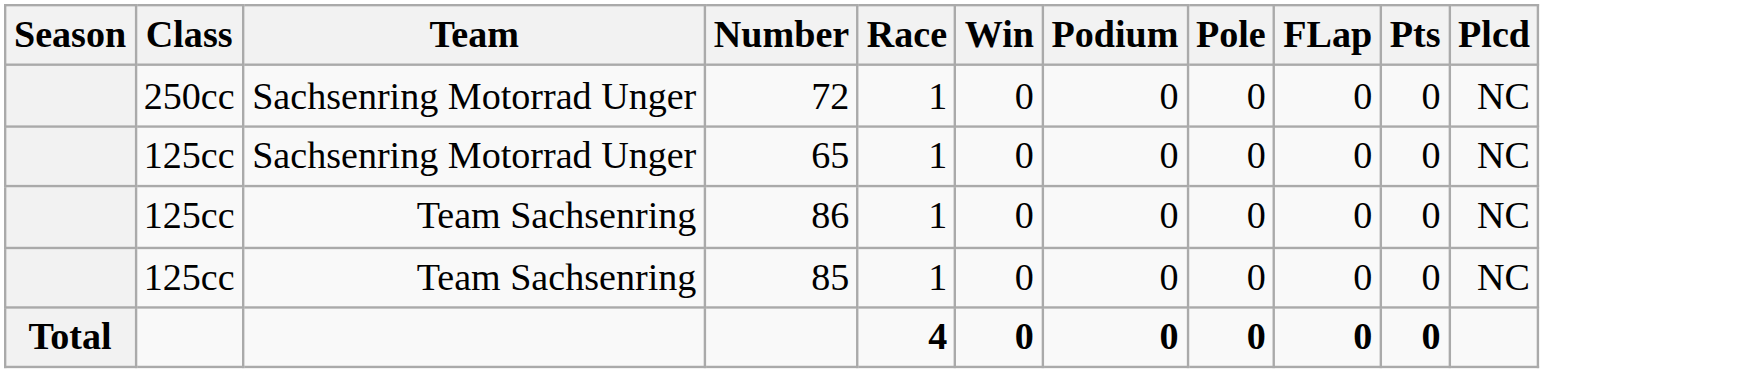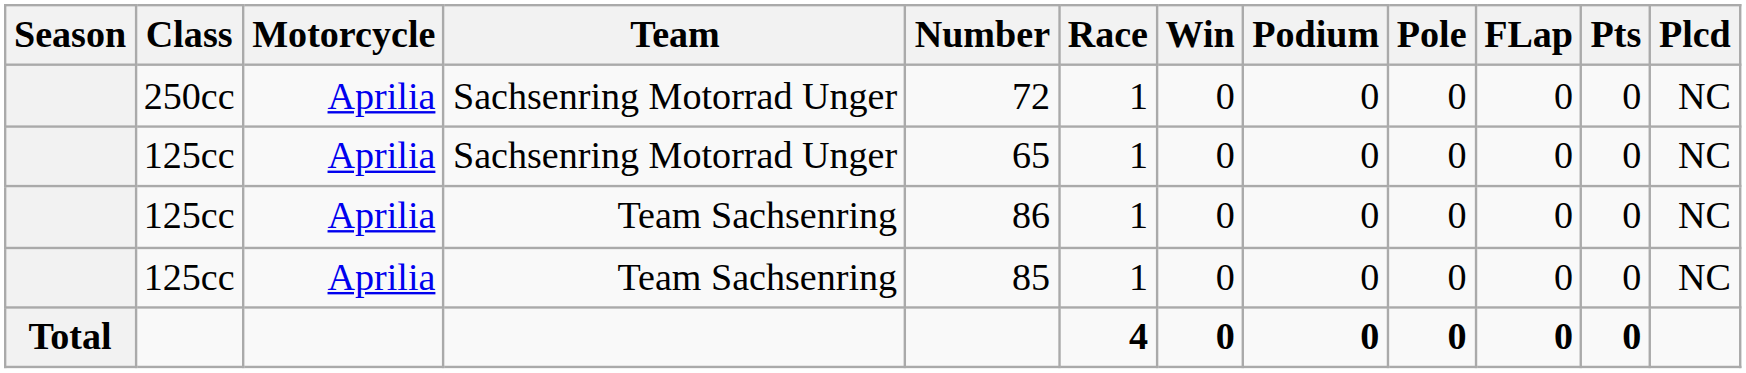+ column: (344, 34)
